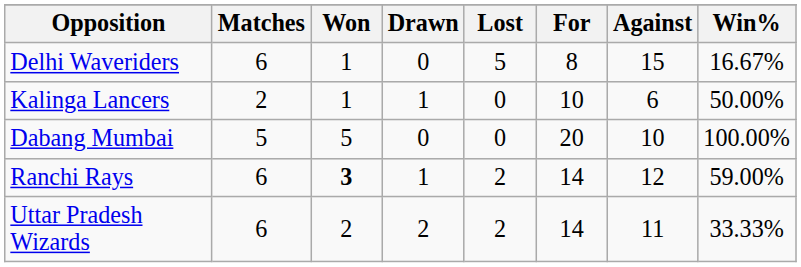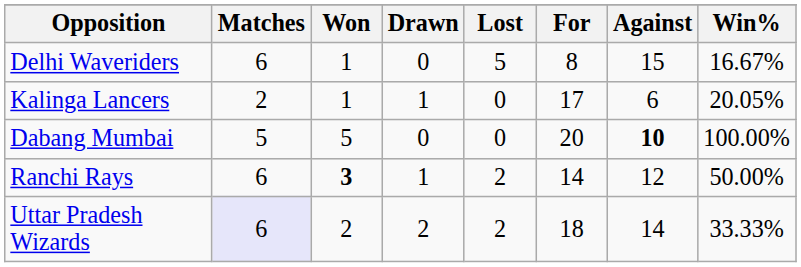(572, 100) 10 -> (572, 100) 17
(747, 100) 50.00% -> (747, 100) 20.05%
(653, 138) normal -> (653, 138) bold
(747, 176) 59.00% -> (747, 176) 50.00%
(261, 228) no background -> (261, 228) lavender background
(572, 228) 14 -> (572, 228) 18
(653, 228) 11 -> (653, 228) 14
